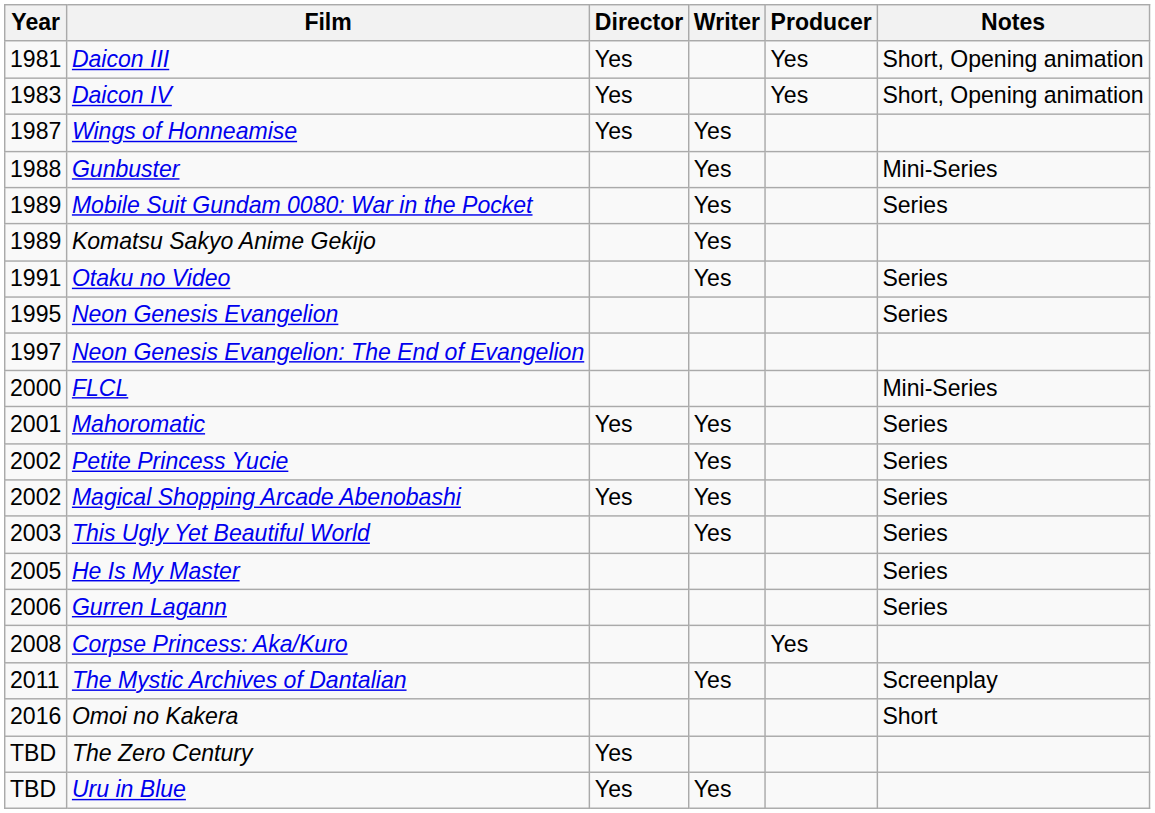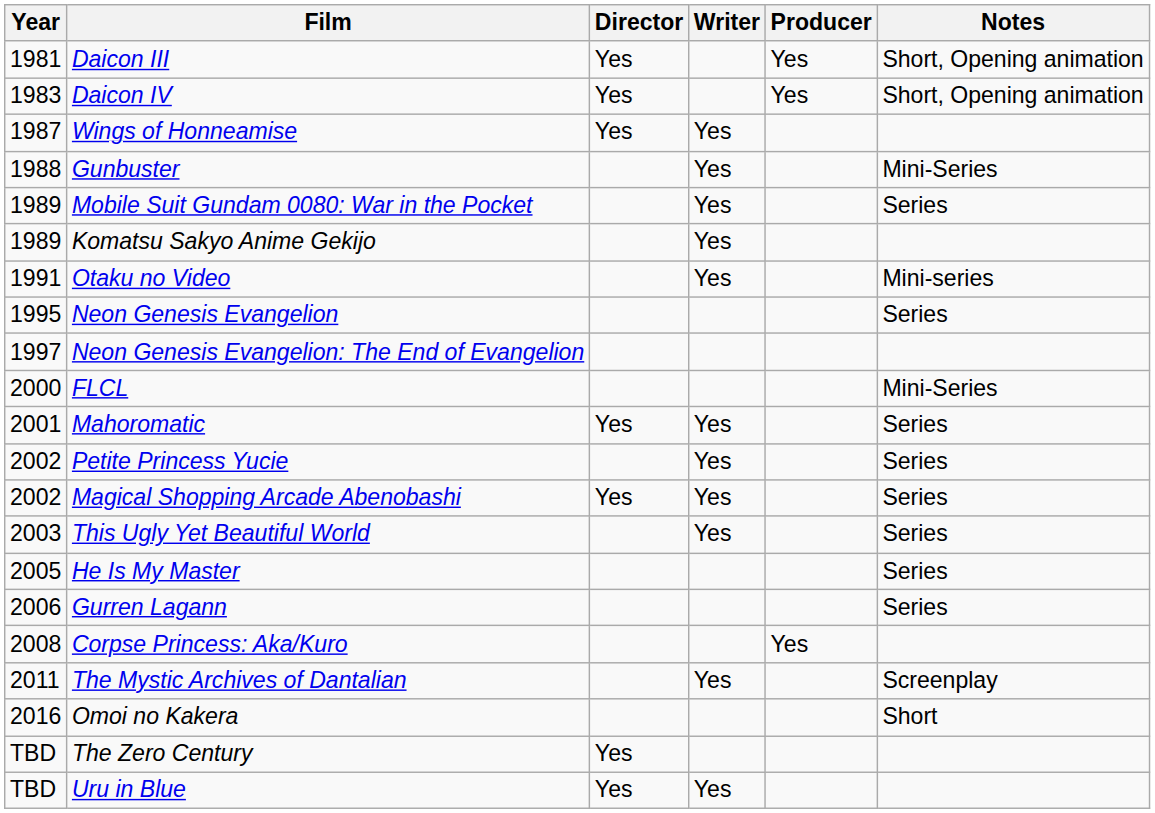(915, 278) Series -> (938, 278) Mini-series
